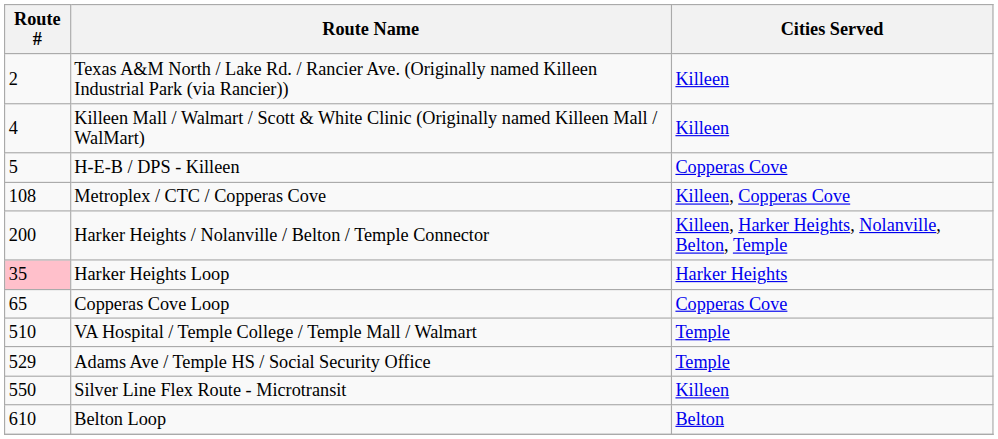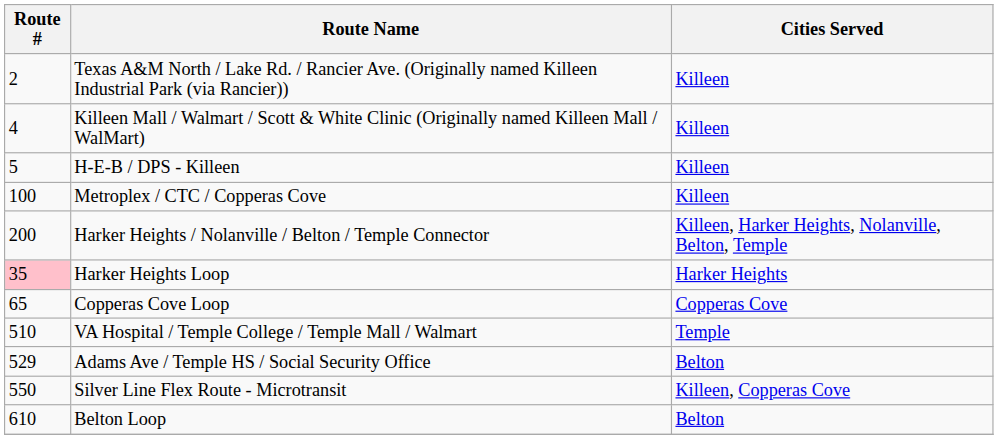(731, 167) Copperas Cove -> (702, 167) Killeen
(22, 196) 108 -> (22, 196) 100
(763, 196) Killeen, Copperas Cove -> (702, 196) Killeen
(703, 361) Temple -> (700, 361) Belton
(702, 390) Killeen -> (763, 390) Killeen, Copperas Cove
